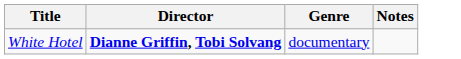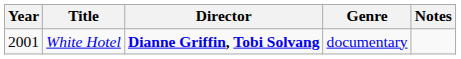+ column: (24, 16)
